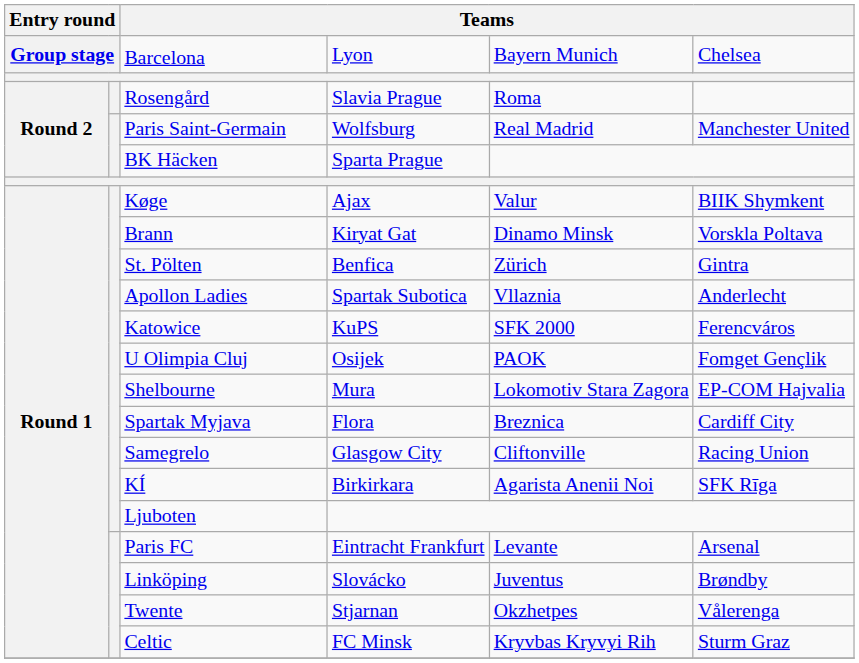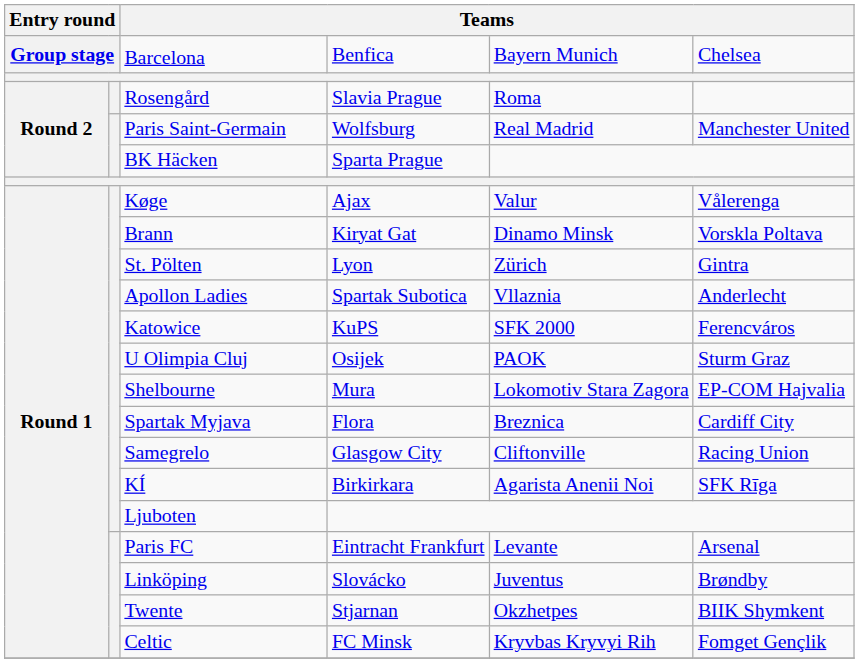(352, 54) Lyon -> (363, 54) Benfica
(761, 201) BIIK Shymkent -> (739, 201) Vålerenga
(363, 264) Benfica -> (352, 264) Lyon
(762, 358) Fomget Gençlik -> (744, 358) Sturm Graz
(739, 610) Vålerenga -> (761, 610) BIIK Shymkent
(744, 641) Sturm Graz -> (762, 641) Fomget Gençlik
